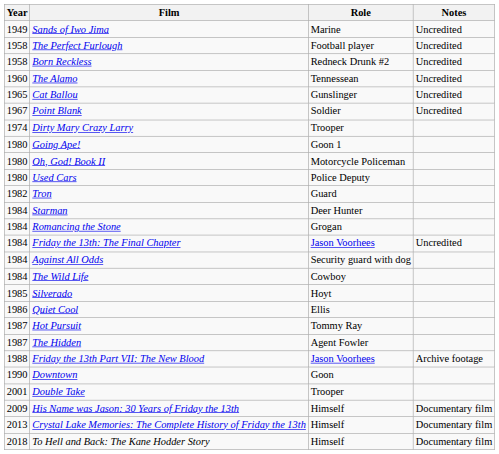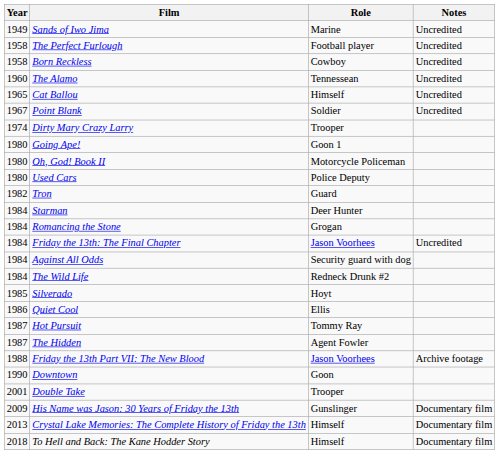(350, 62) Redneck Drunk #2 -> (328, 62) Cowboy
(334, 95) Gunslinger -> (327, 95) Himself
(328, 276) Cowboy -> (350, 276) Redneck Drunk #2
(327, 408) Himself -> (334, 408) Gunslinger
